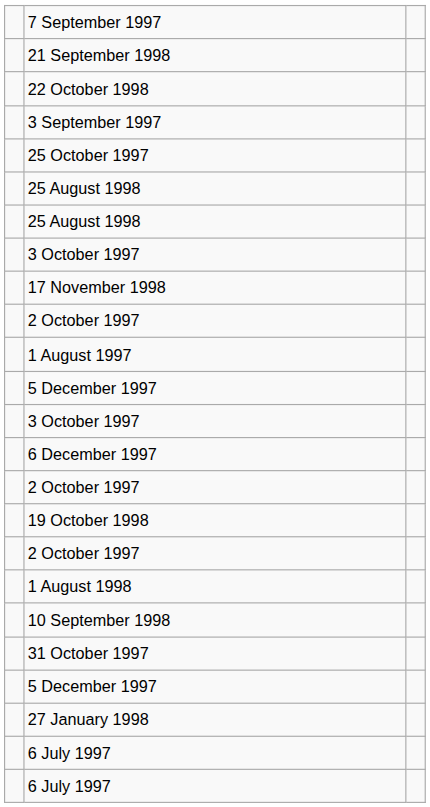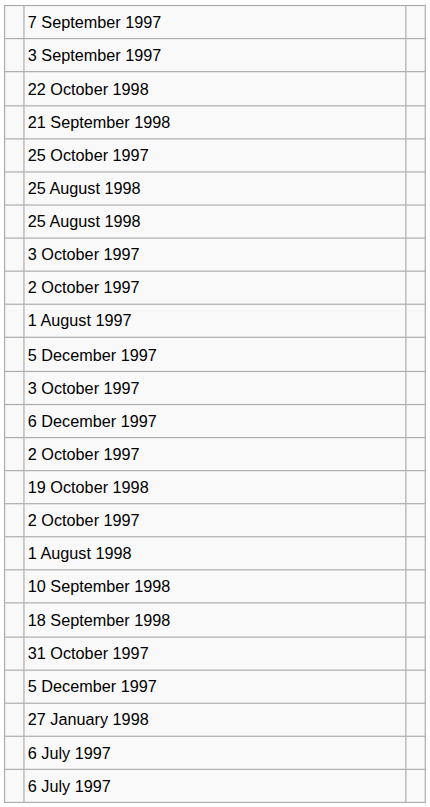rows swapped: (14, 56) <-> (14, 122)
- row: (14, 288)
+ row: (14, 620)
